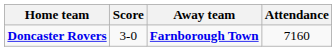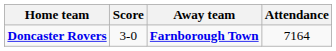(297, 35) 7160 -> (297, 35) 7164
